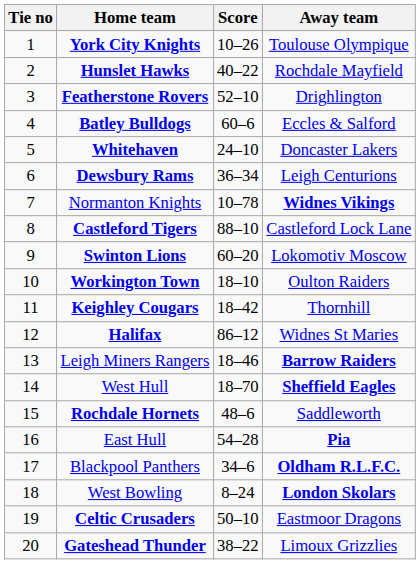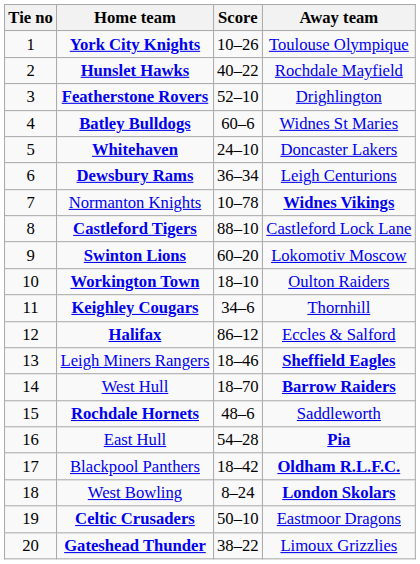(339, 123) Eccles & Salford -> (339, 123) Widnes St Maries
(238, 307) 18–42 -> (238, 307) 34–6
(339, 334) Widnes St Maries -> (339, 334) Eccles & Salford
(339, 360) Barrow Raiders -> (339, 360) Sheffield Eagles
(339, 387) Sheffield Eagles -> (339, 387) Barrow Raiders
(238, 466) 34–6 -> (238, 466) 18–42
